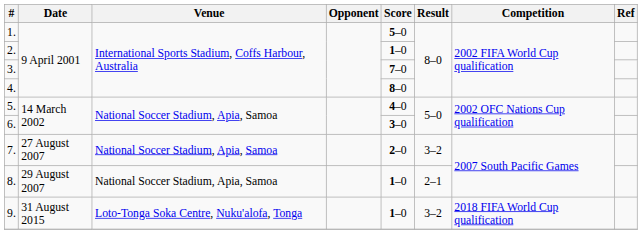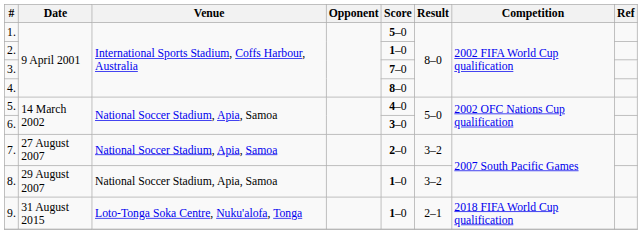(433, 181) 2–1 -> (433, 181) 3–2
(433, 213) 3–2 -> (433, 213) 2–1
